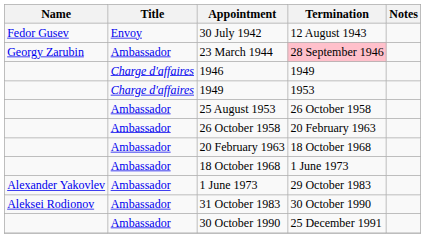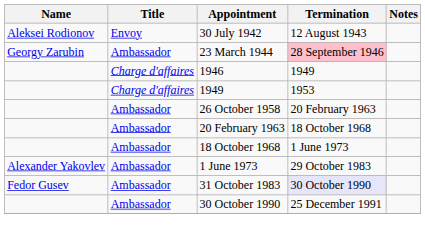(38, 33) Fedor Gusev -> (51, 33) Aleksei Rodionov
- row: (238, 109)
(51, 204) Aleksei Rodionov -> (38, 185) Fedor Gusev
(331, 204) no background -> (331, 185) lavender background
